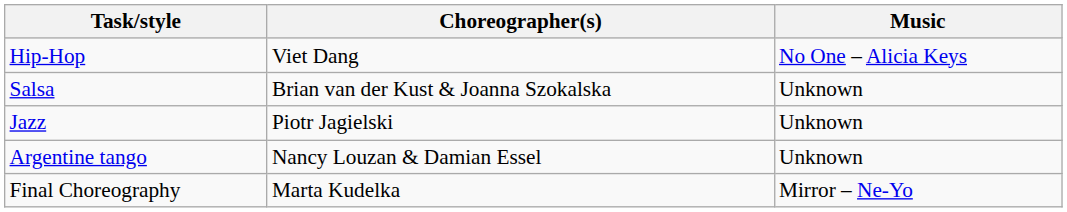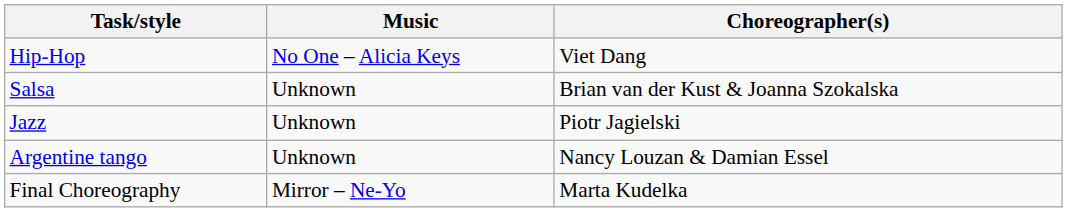columns swapped: (918, 21) <-> (521, 21)
